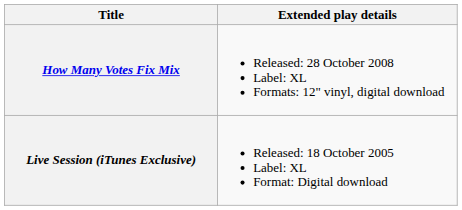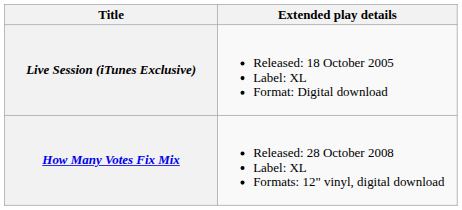rows swapped: (111, 160) <-> (111, 70)
